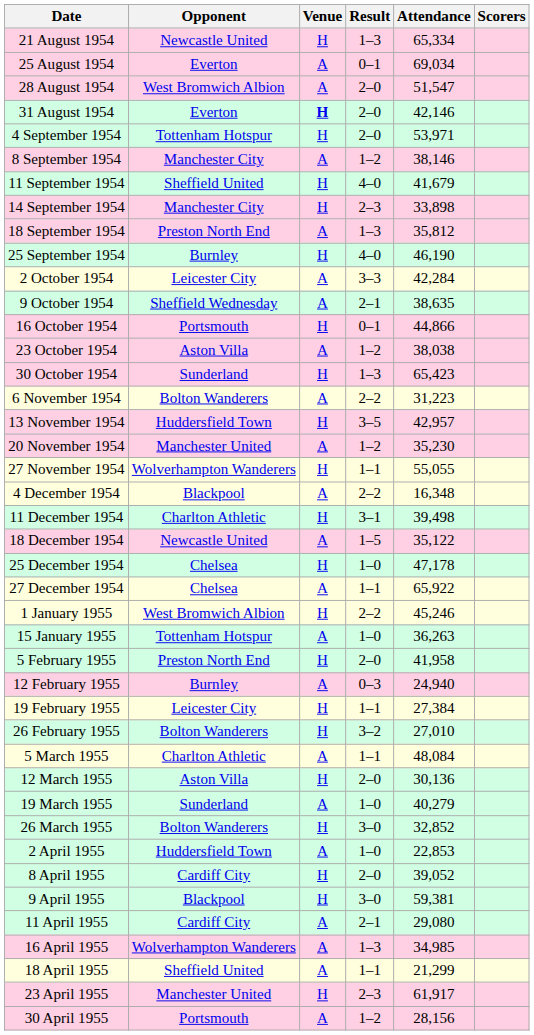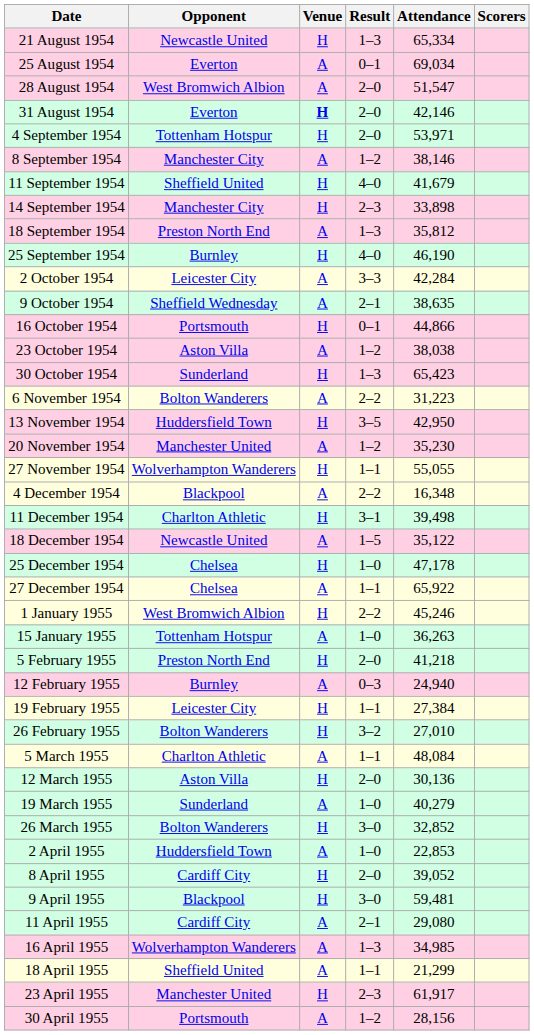(434, 421) 42,957 -> (434, 421) 42,950
(434, 660) 41,958 -> (434, 660) 41,218
(434, 898) 59,381 -> (434, 898) 59,481
